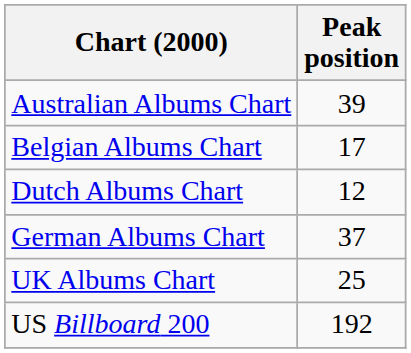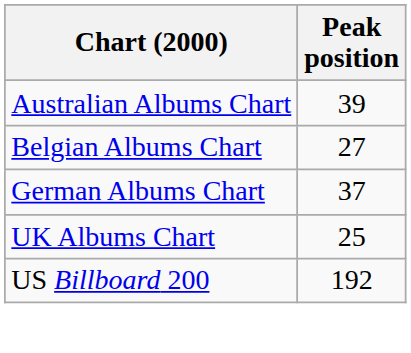(352, 147) 17 -> (352, 147) 27
- row: (127, 191)
